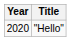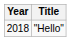(18, 28) 2020 -> (18, 28) 2018
